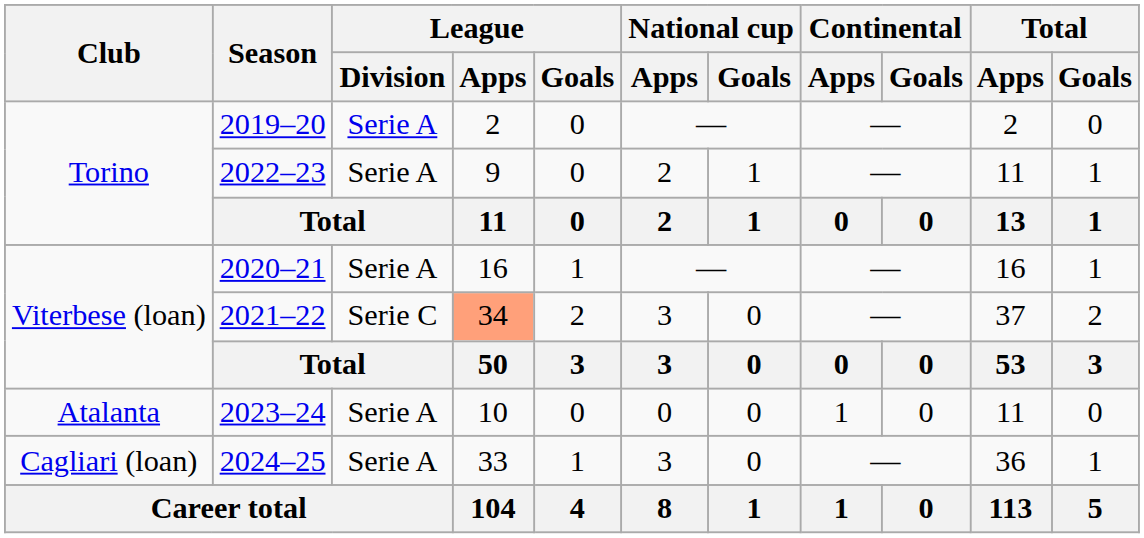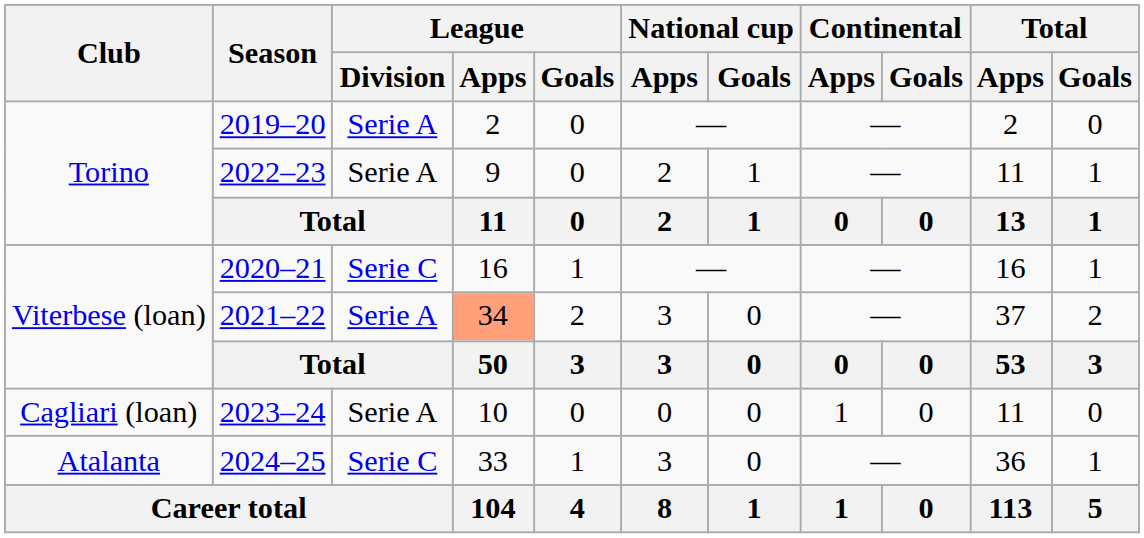(392, 268) Serie A -> (392, 268) Serie C
(392, 316) Serie C -> (392, 316) Serie A
(109, 412) Atalanta -> (109, 412) Cagliari (loan)
(109, 460) Cagliari (loan) -> (109, 460) Atalanta
(392, 460) Serie A -> (392, 460) Serie C
